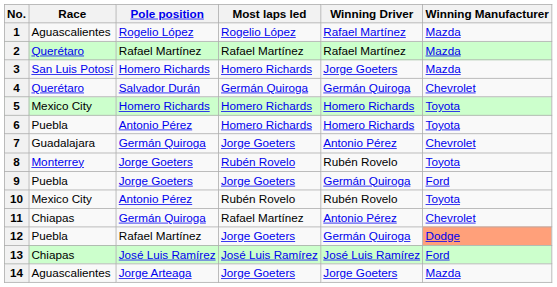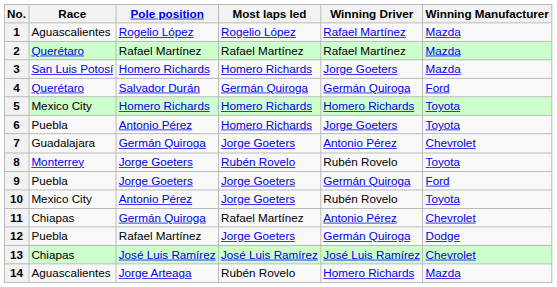(451, 88) Chevrolet -> (438, 88) Ford
(369, 125) Homero Richards -> (360, 125) Jorge Goeters
(258, 199) Rubén Rovelo -> (258, 199) Jorge Goeters
(443, 236) lightsalmon background -> (443, 236) no background
(438, 255) Ford -> (451, 255) Chevrolet
(258, 273) Jorge Goeters -> (258, 273) Rubén Rovelo
(360, 273) Jorge Goeters -> (369, 273) Homero Richards
